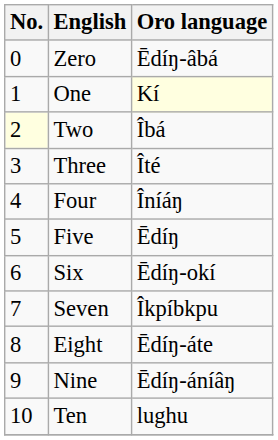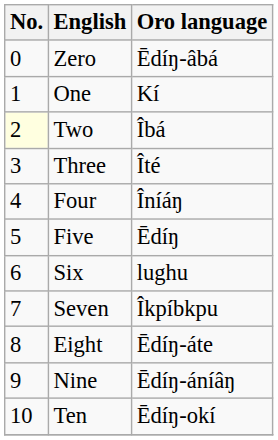(148, 93) lightyellow background -> (148, 93) no background
(176, 272) Ēdíŋ-okí -> (162, 272) lughu
(162, 415) lughu -> (176, 415) Ēdíŋ-okí
